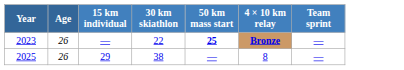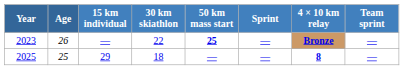+ column: (265, 18)
(63, 57) 26 -> (63, 57) 25
(159, 57) 38 -> (159, 57) 18
(265, 57) normal -> (319, 57) bold
